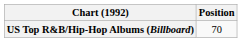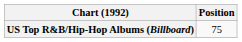(217, 29) 70 -> (217, 29) 75
